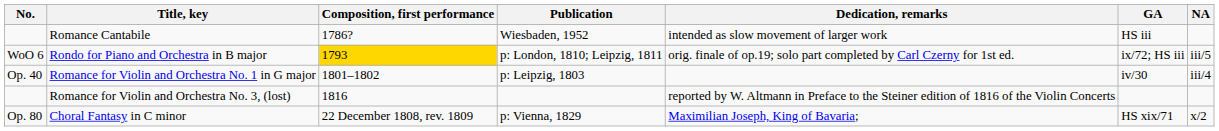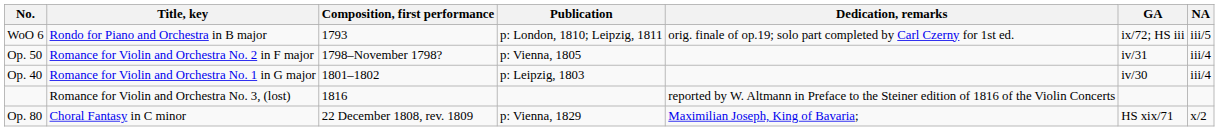- row: (100, 34)
(335, 55) gold background -> (335, 34) no background
+ row: (182, 55)
